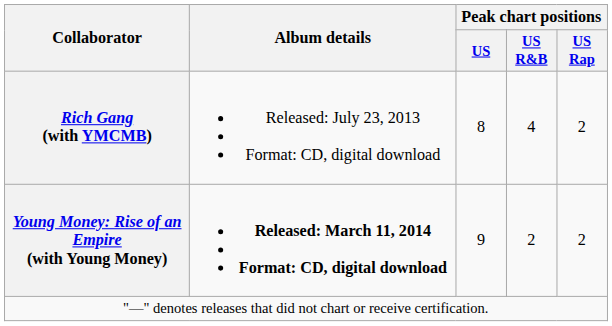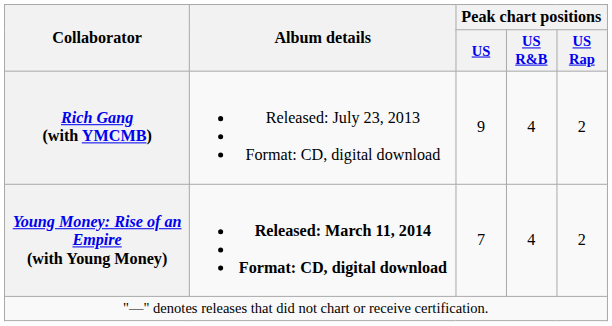(481, 127) 8 -> (481, 127) 9
(481, 240) 9 -> (481, 240) 7
(531, 240) 2 -> (531, 240) 4
